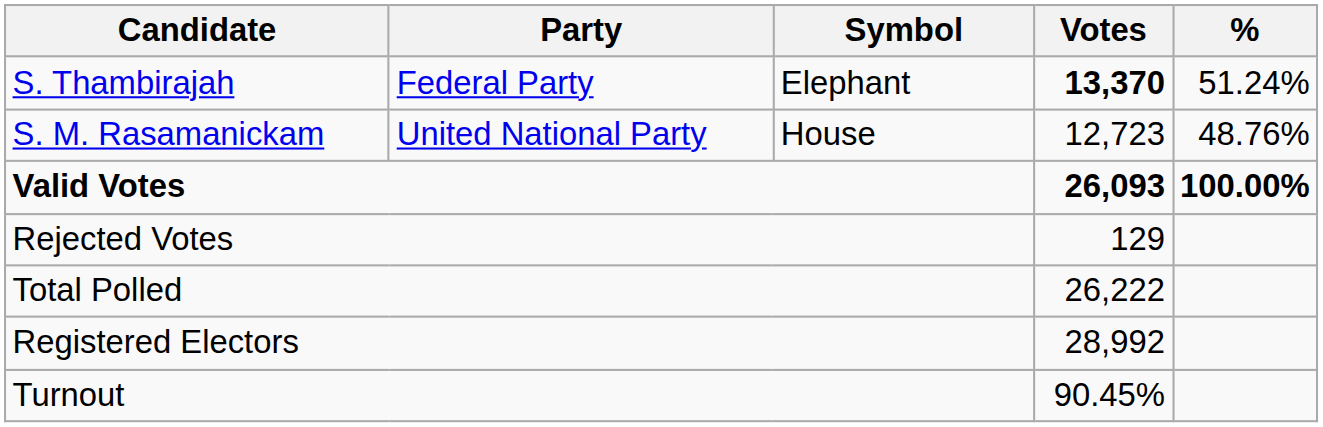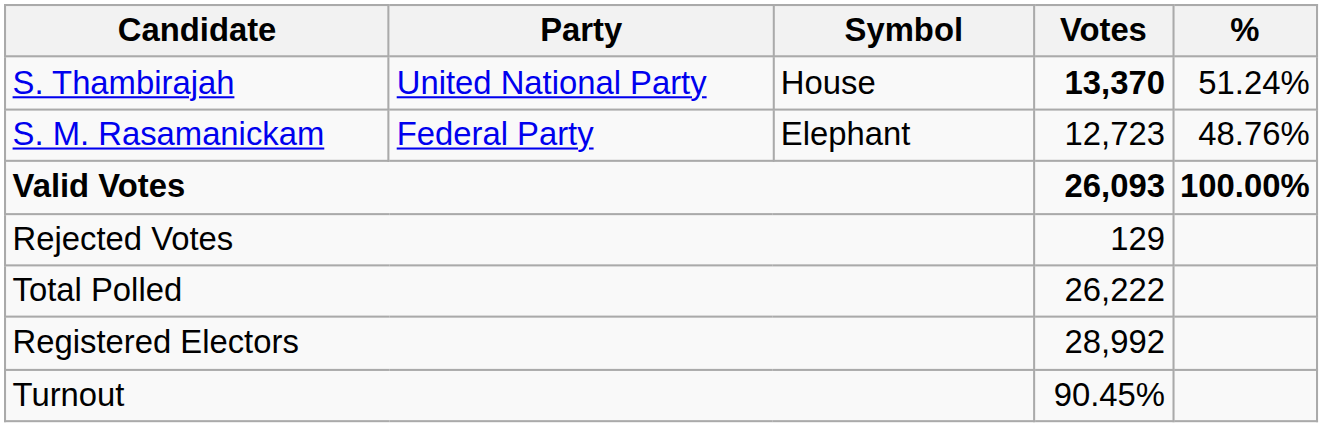(495, 82) Federal Party -> (552, 82) United National Party
(846, 82) Elephant -> (828, 82) House
(552, 134) United National Party -> (495, 134) Federal Party
(828, 134) House -> (846, 134) Elephant
